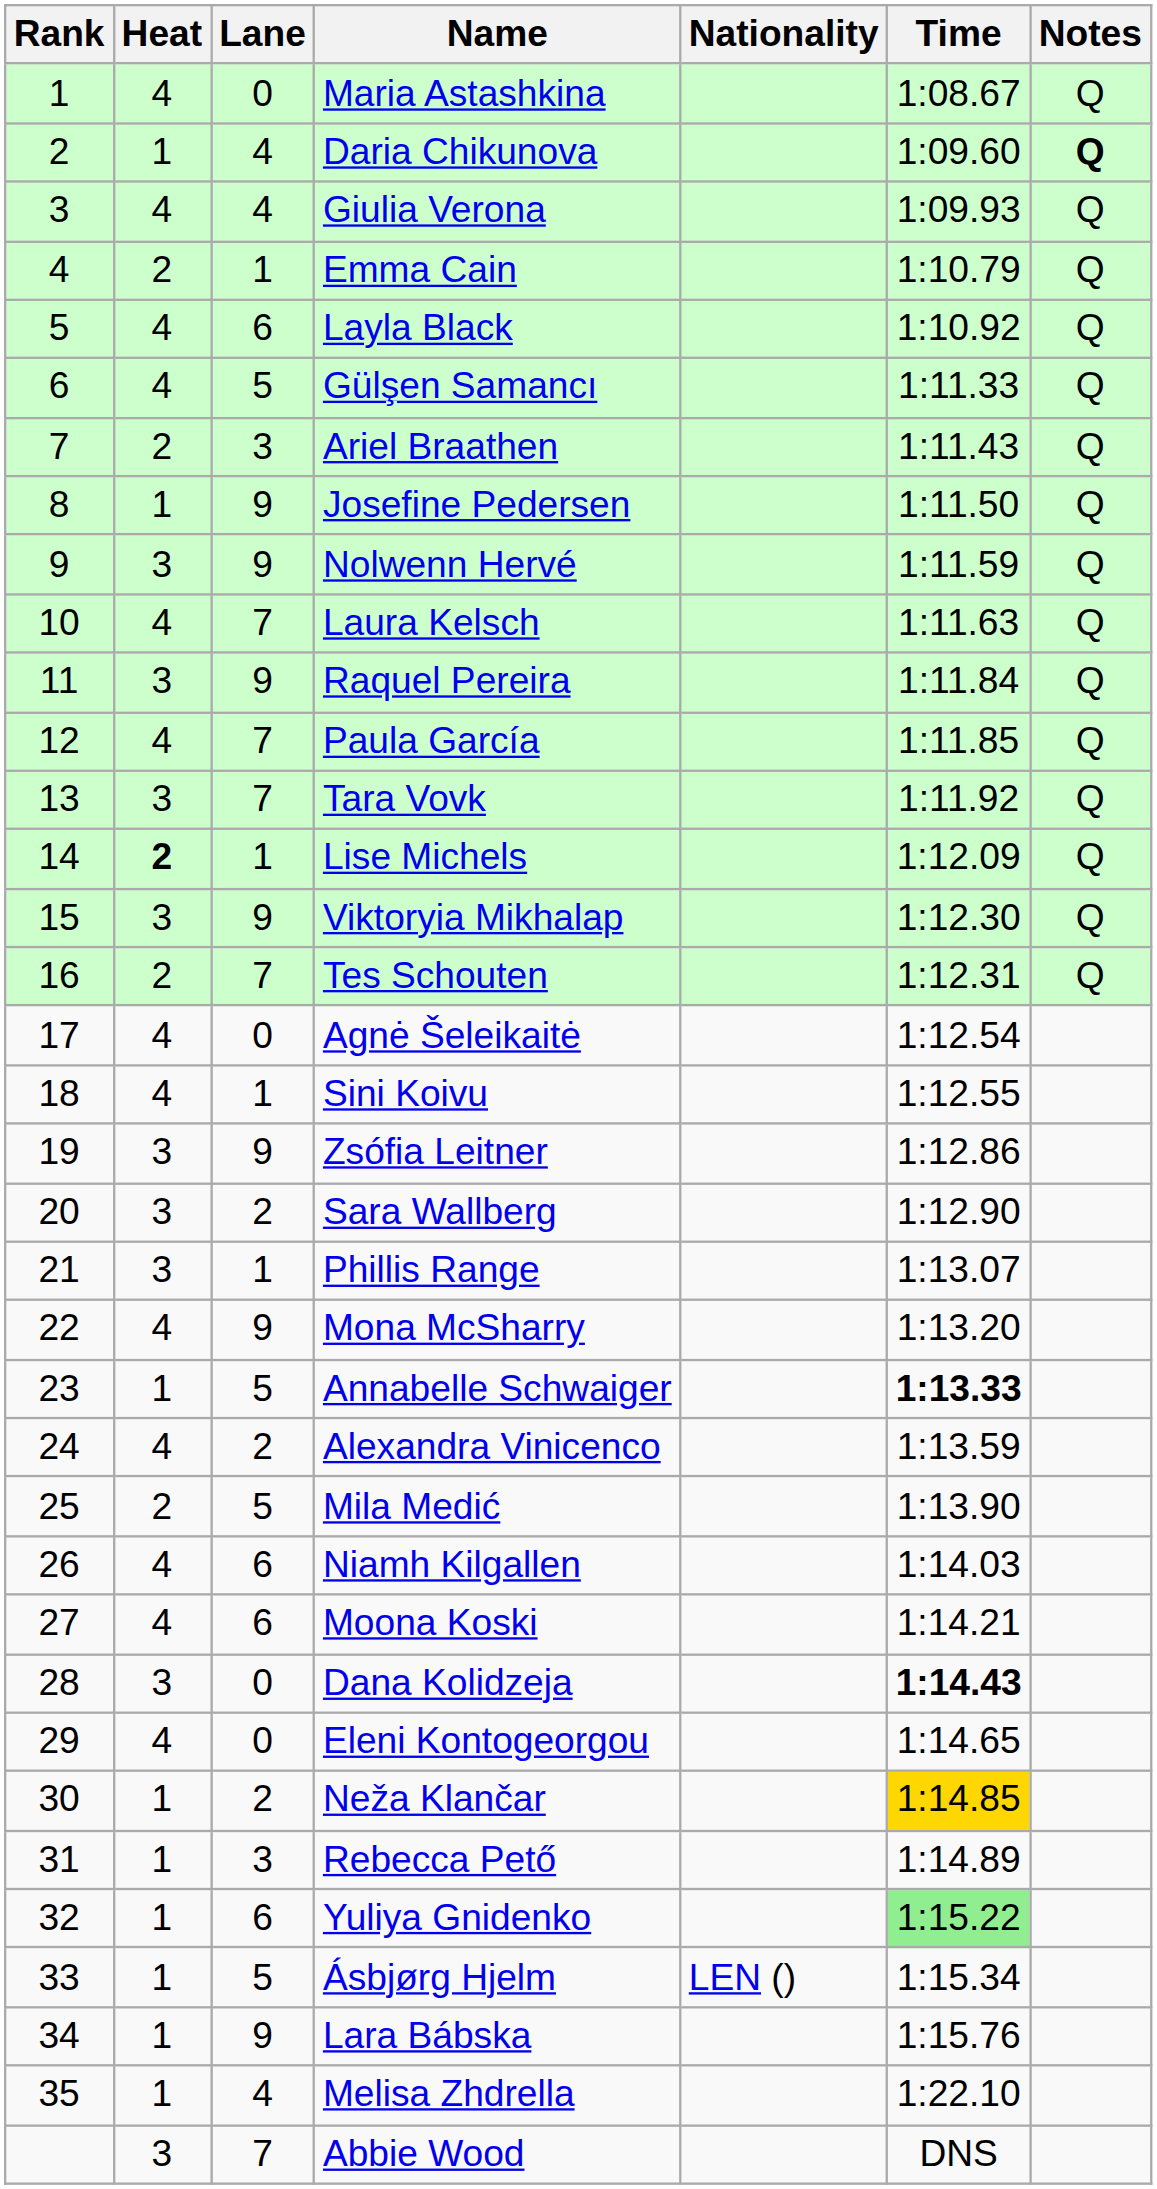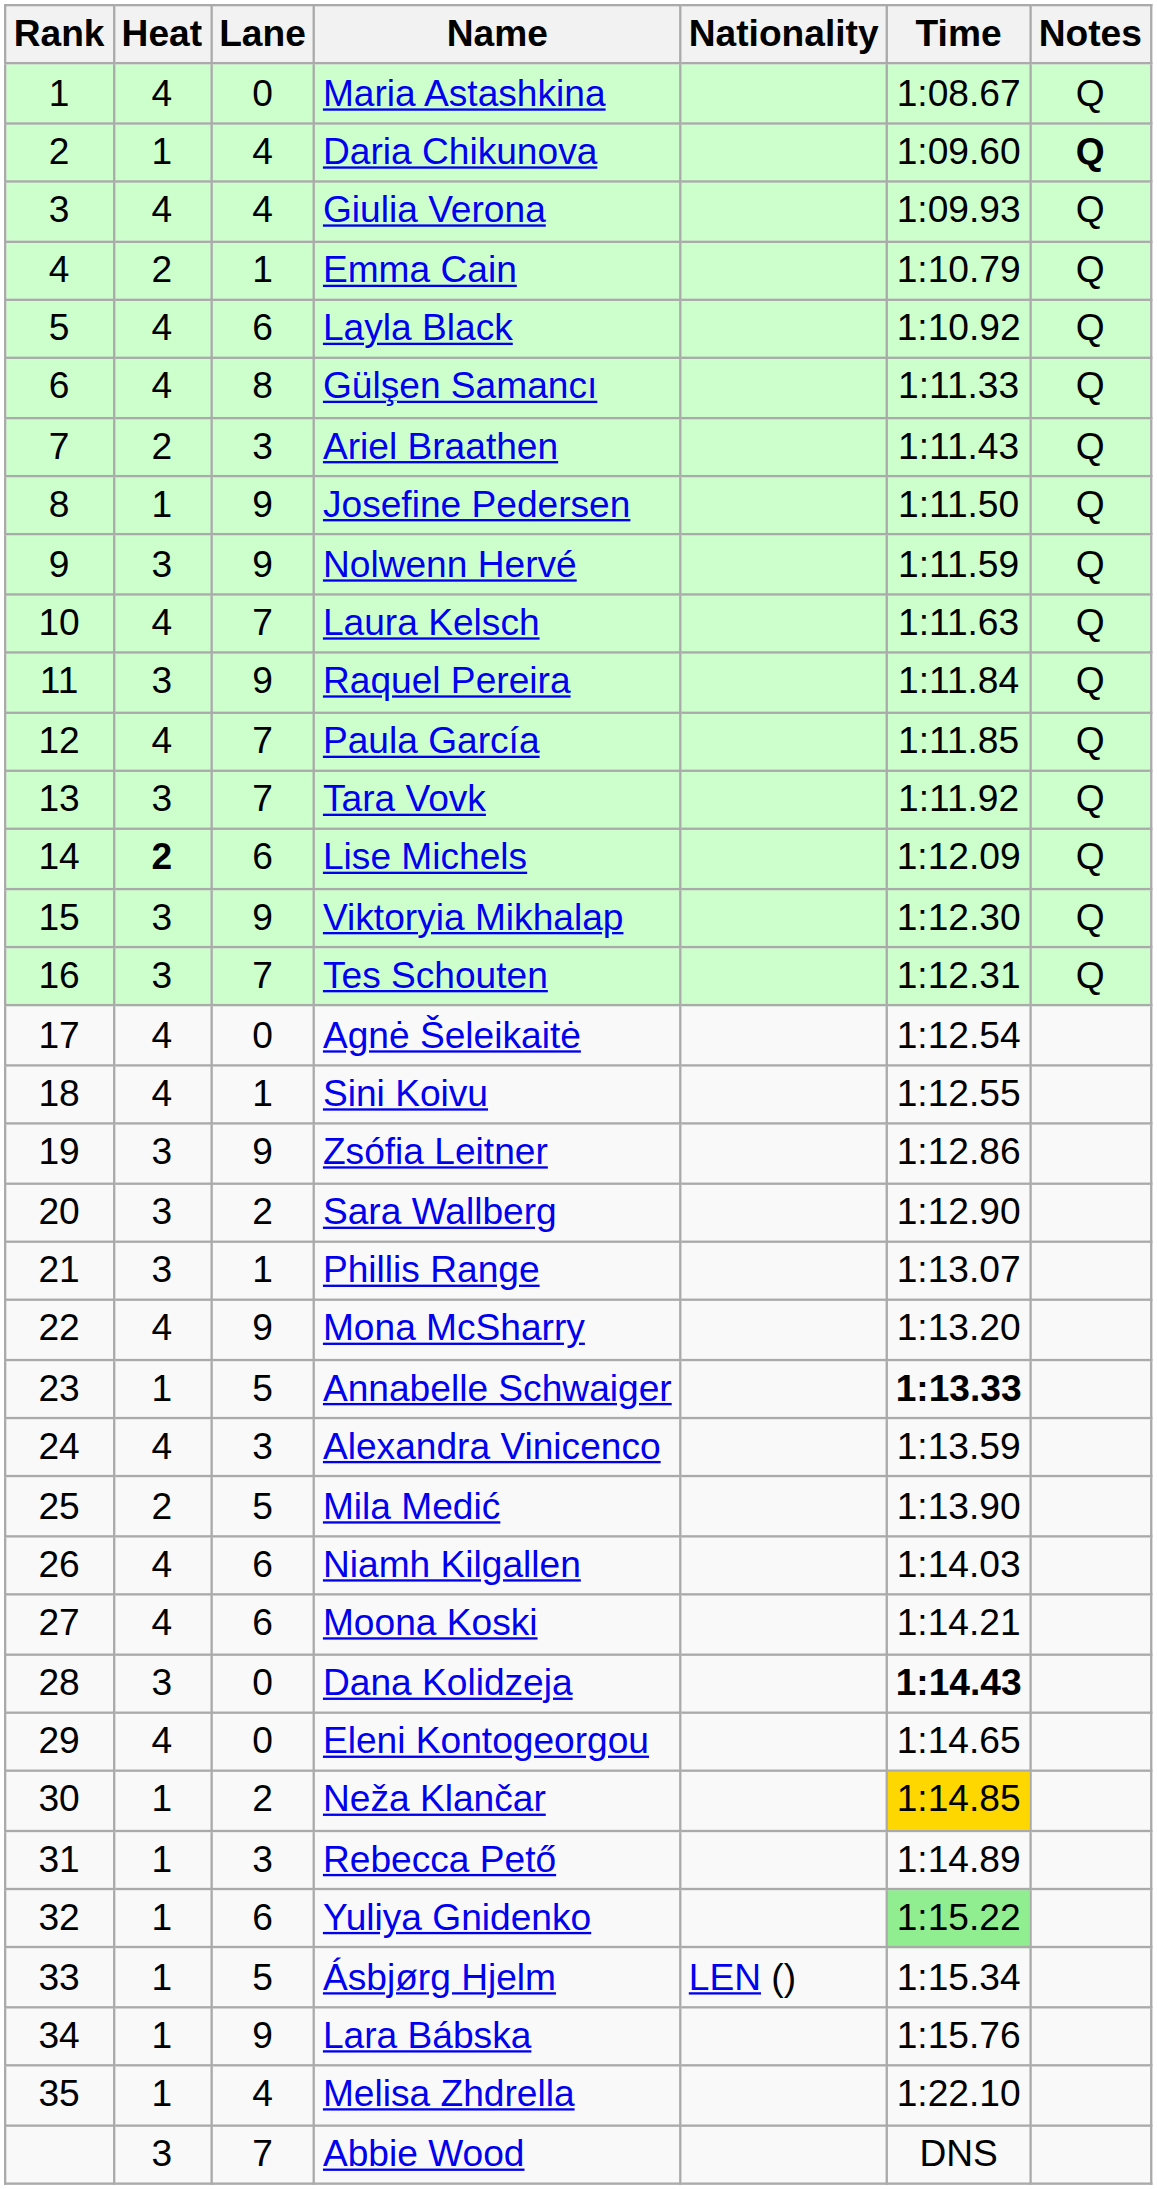(262, 387) 5 -> (262, 387) 8
(262, 858) 1 -> (262, 858) 6
(162, 975) 2 -> (162, 975) 3
(262, 1446) 2 -> (262, 1446) 3
